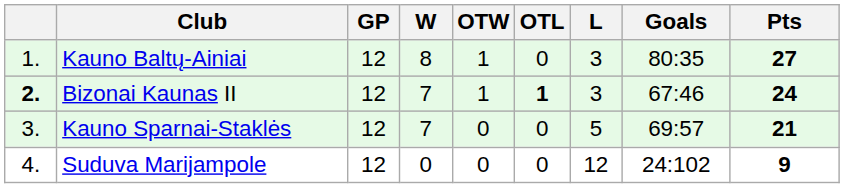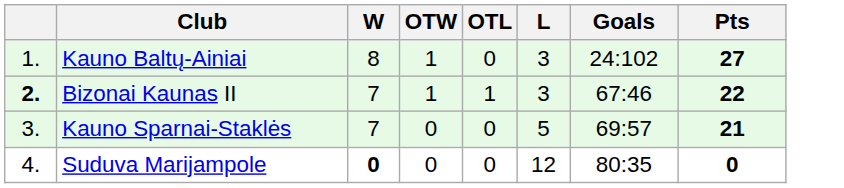- column: (374, 22)
(676, 57) 80:35 -> (624, 57) 24:102
(542, 93) bold -> (490, 93) normal
(785, 93) 24 -> (732, 93) 22
(426, 164) normal -> (374, 164) bold
(676, 164) 24:102 -> (624, 164) 80:35
(785, 164) 9 -> (732, 164) 0
